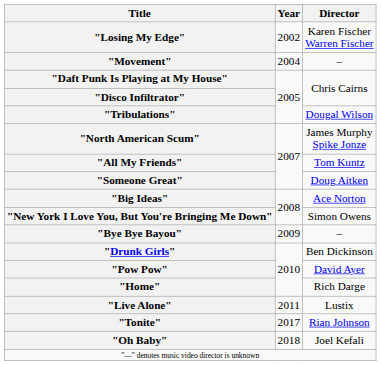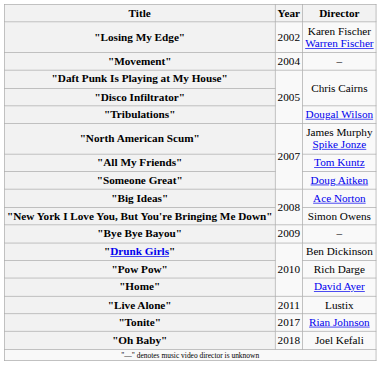(339, 269) David Ayer -> (339, 269) Rich Darge
(339, 287) Rich Darge -> (339, 287) David Ayer
